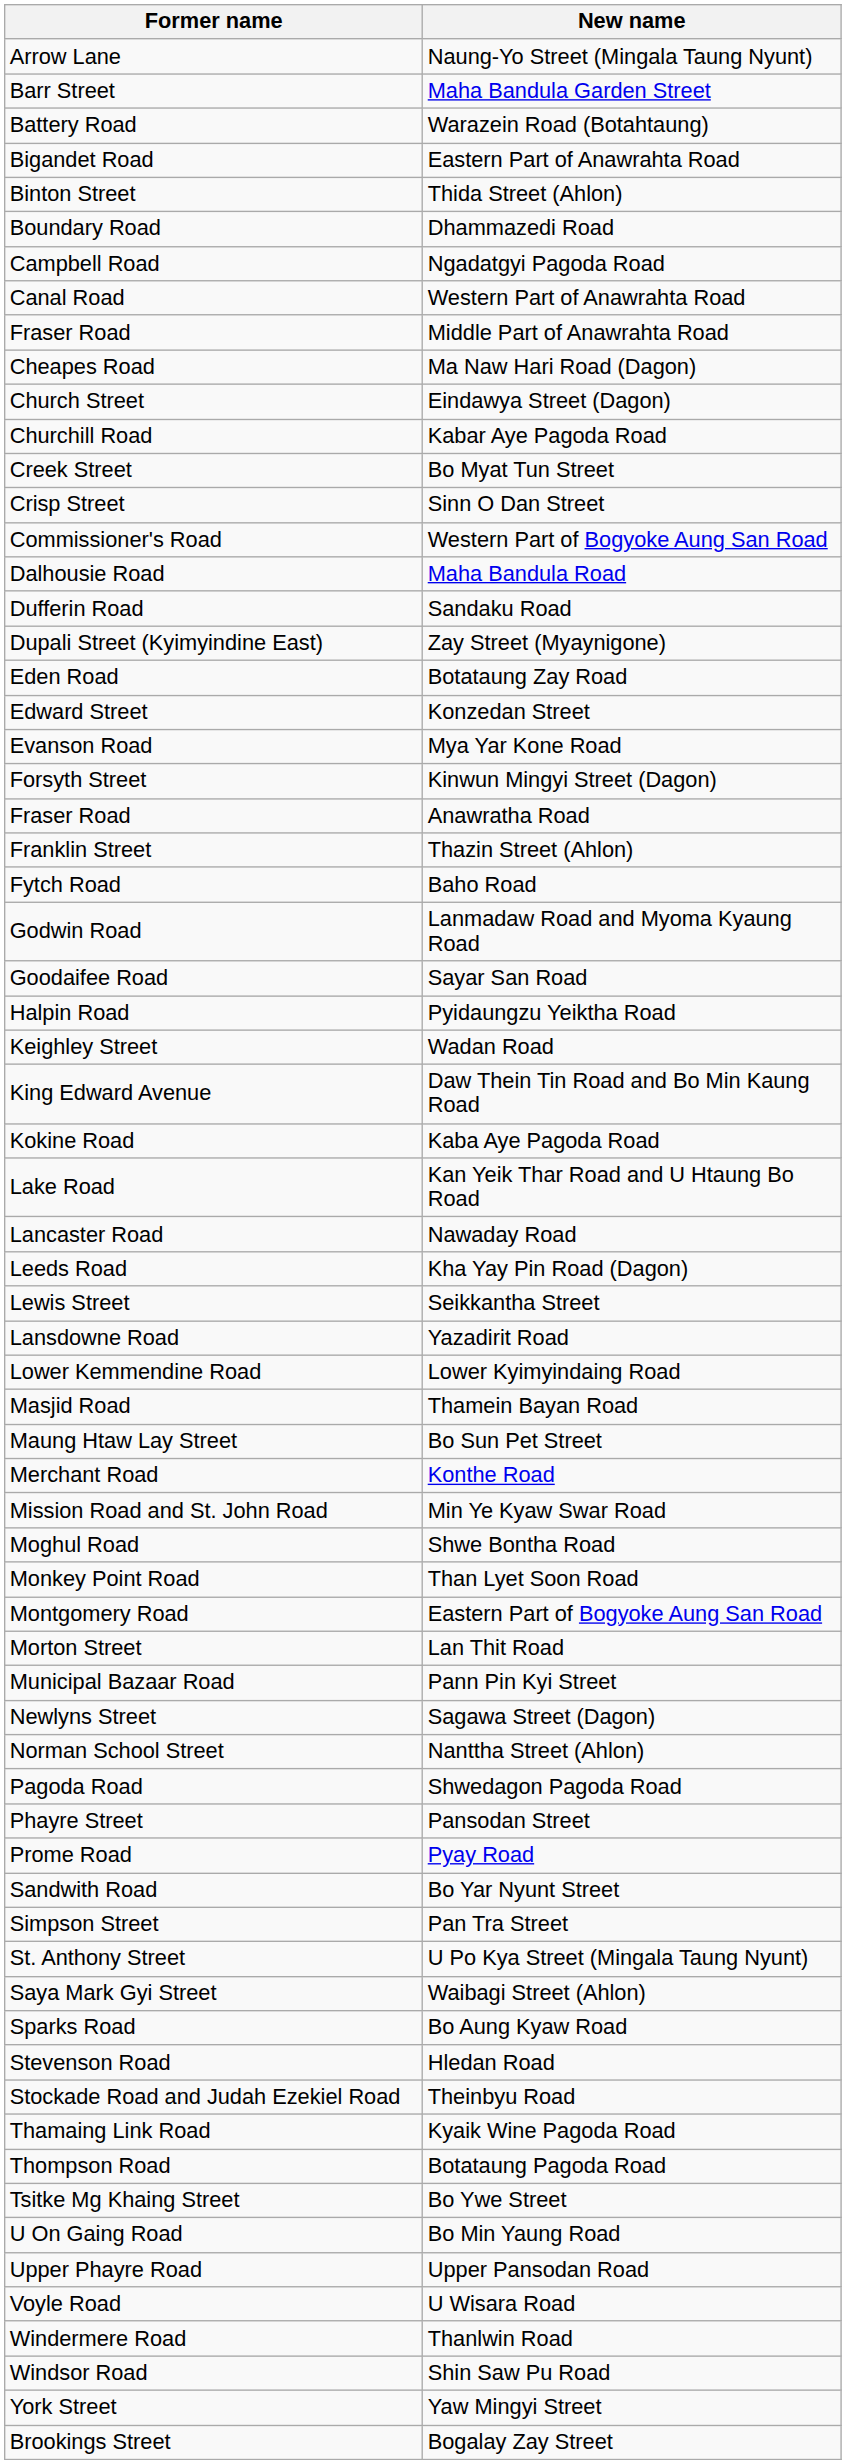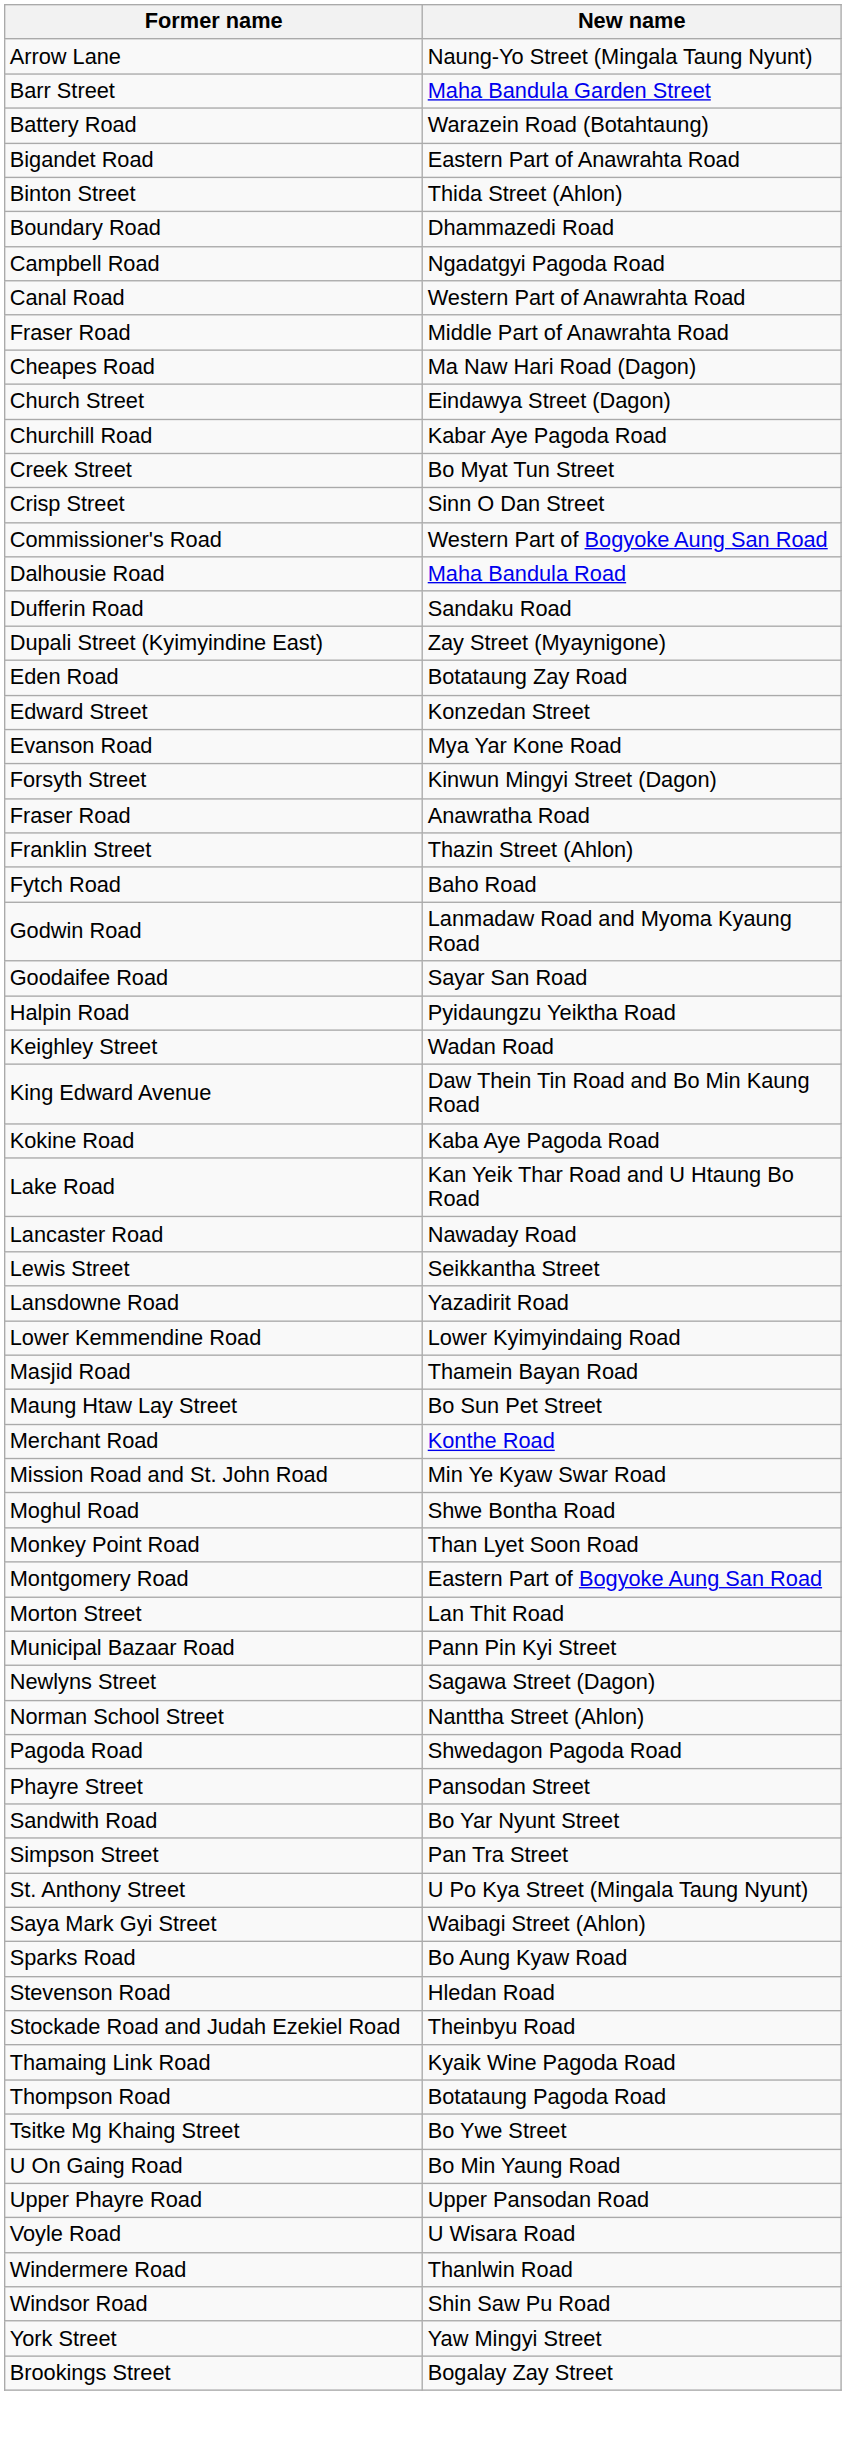- row: (558, 1268)
- row: (481, 1855)
